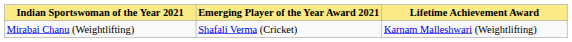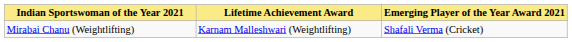columns swapped: (474, 12) <-> (289, 12)
